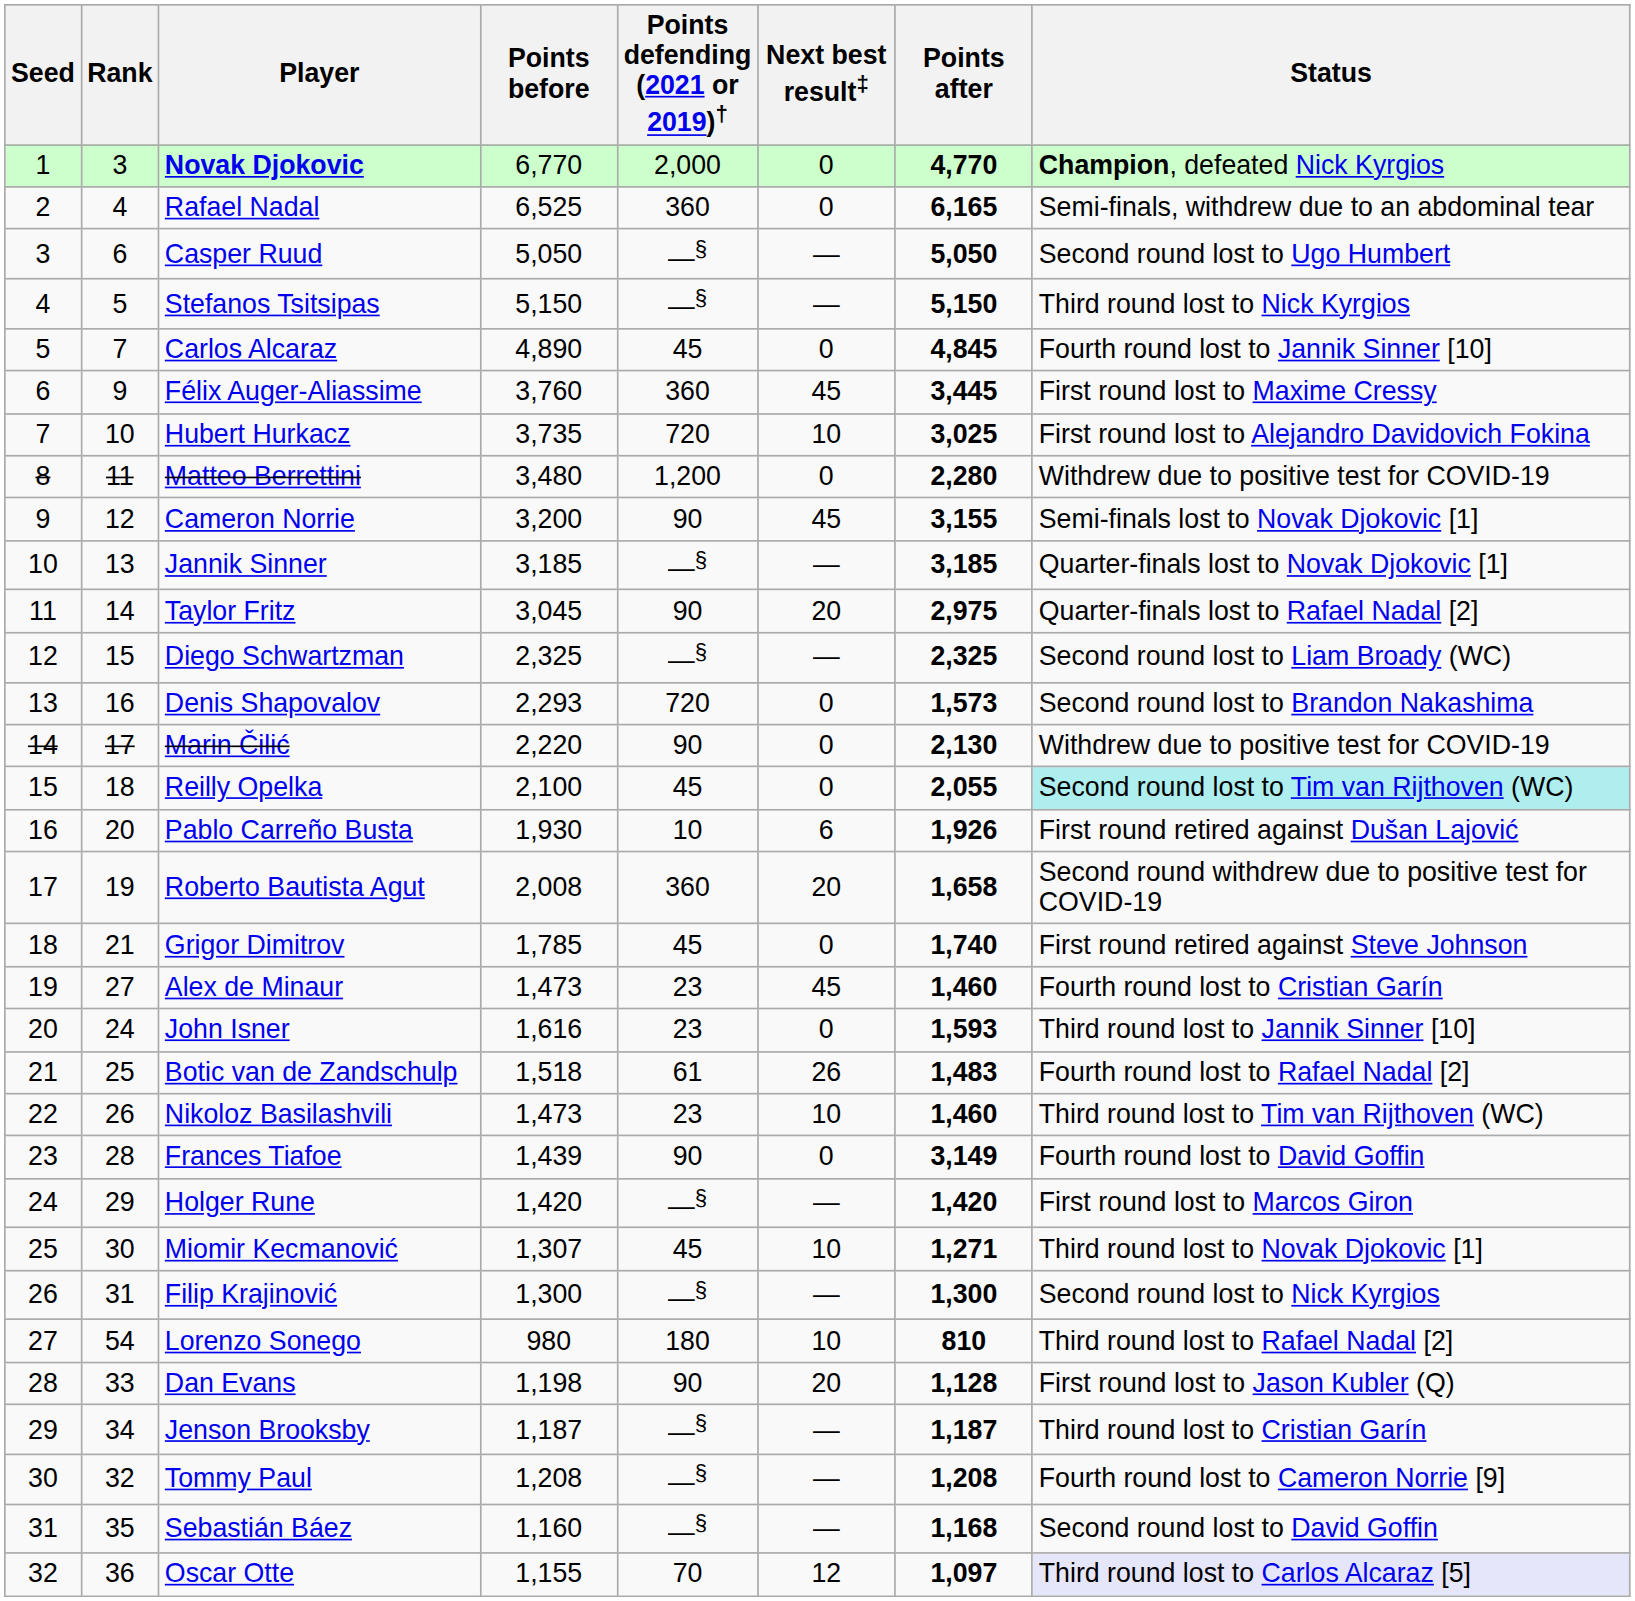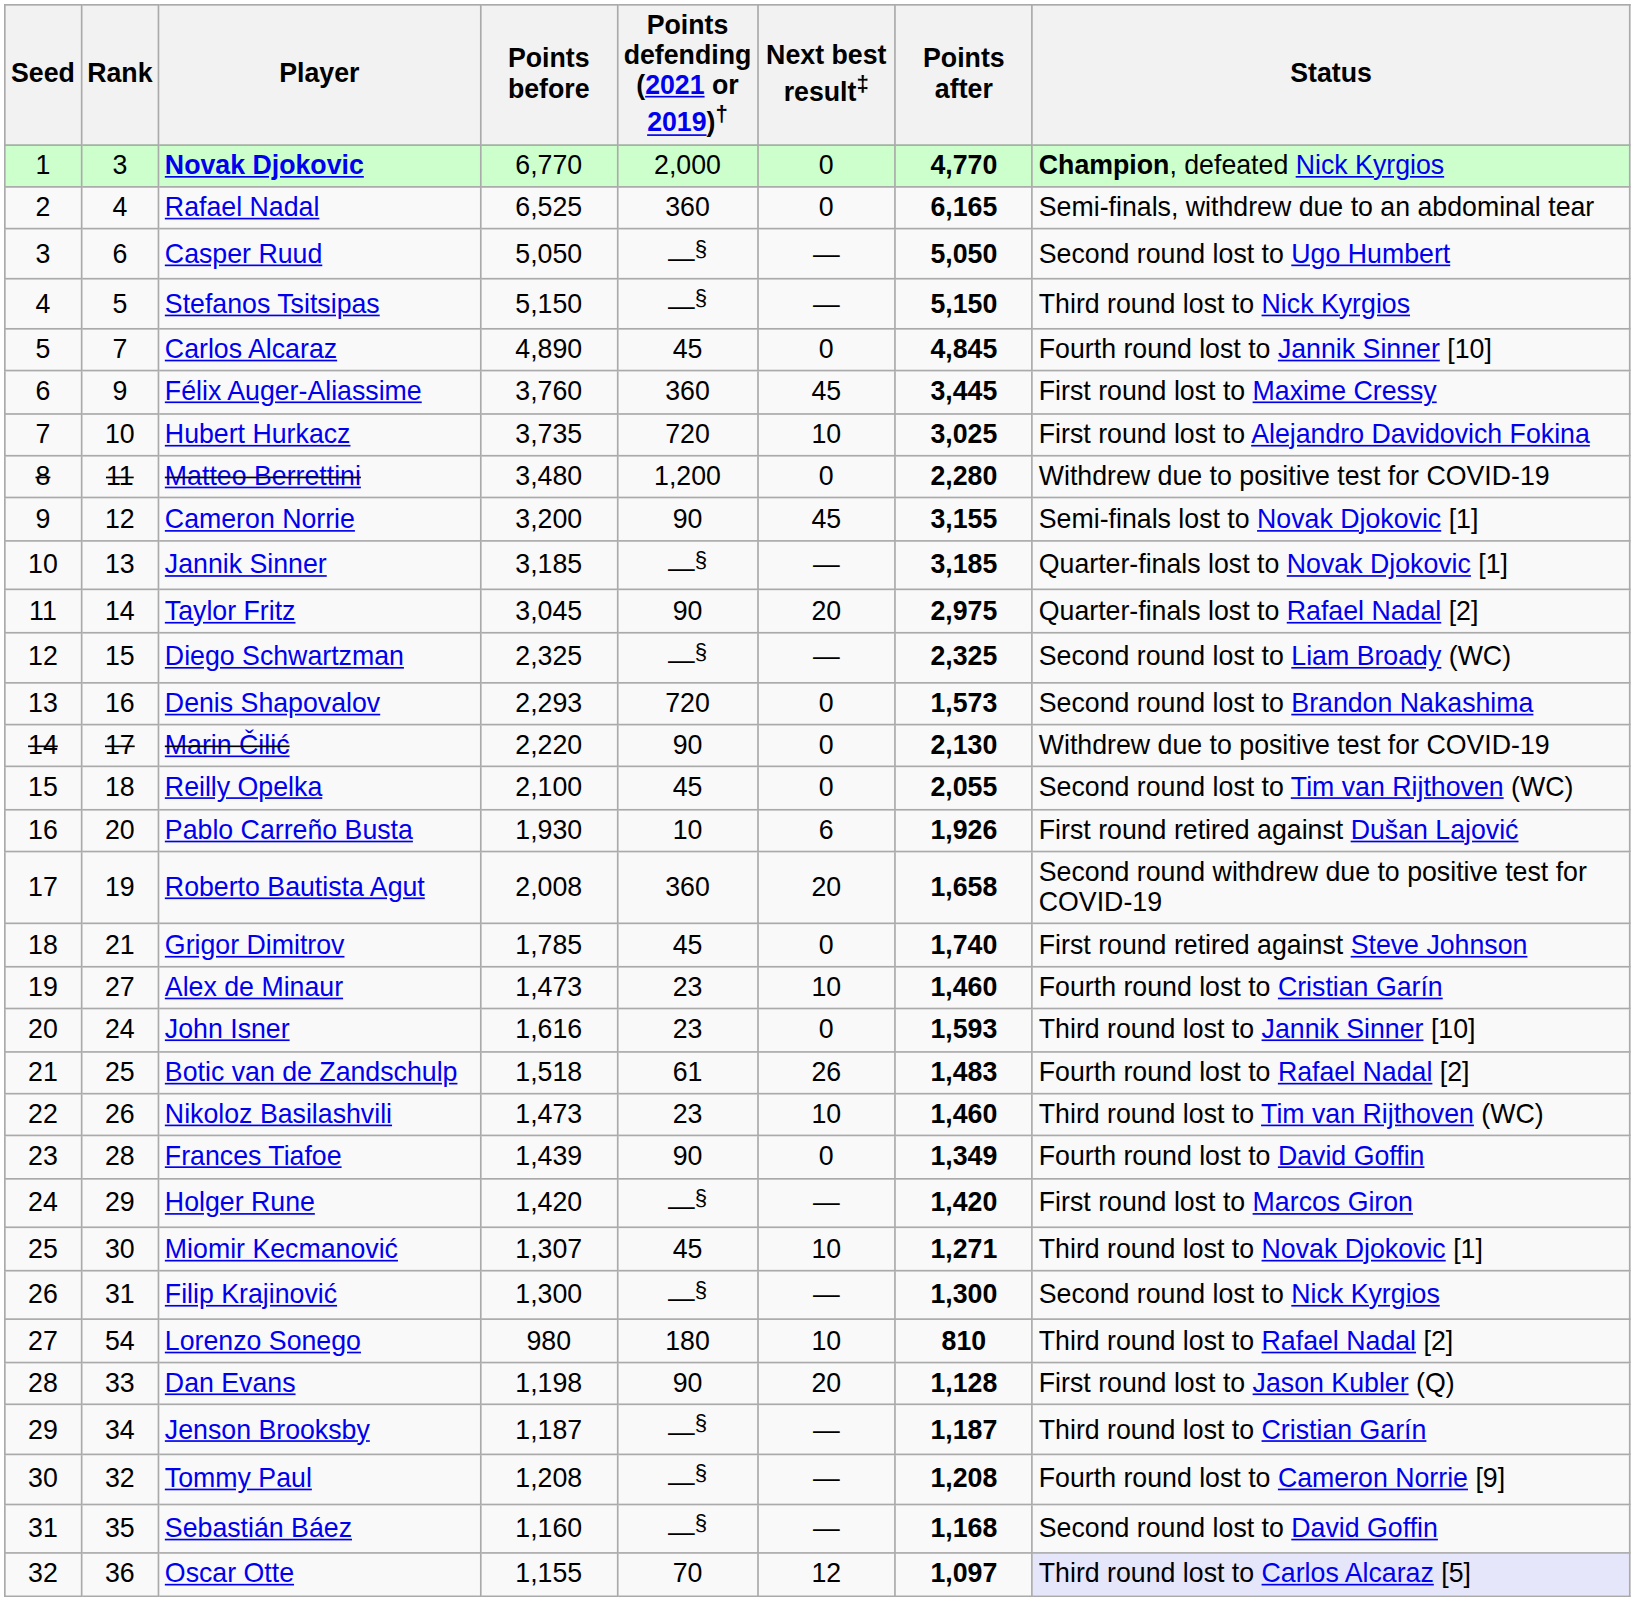(1306, 787) paleturquoise background -> (1306, 787) no background
(826, 987) 45 -> (826, 987) 10
(964, 1156) 3,149 -> (964, 1156) 1,349
